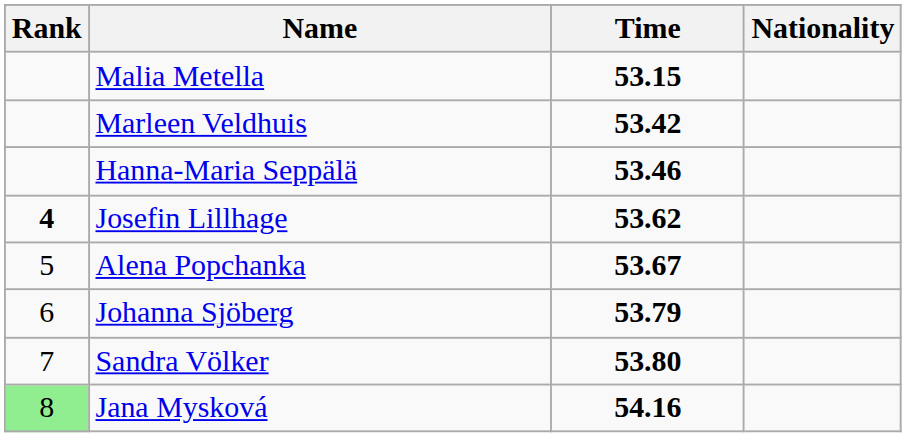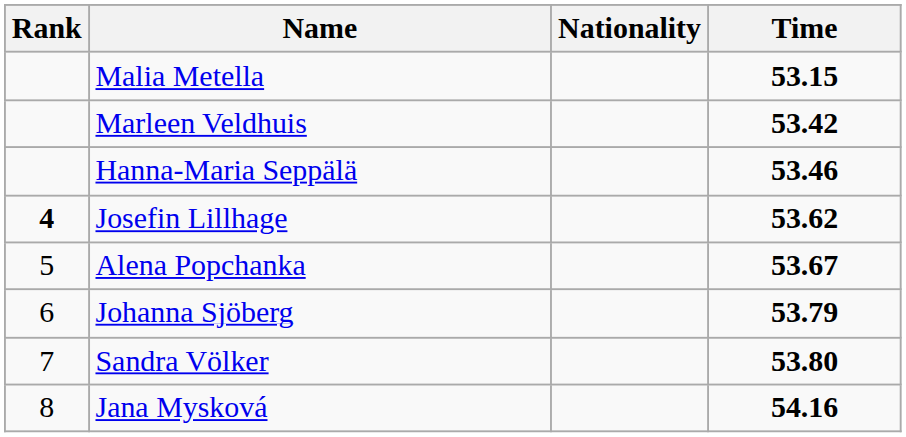columns swapped: (823, 28) <-> (648, 28)
(47, 407) lightgreen background -> (47, 407) no background
